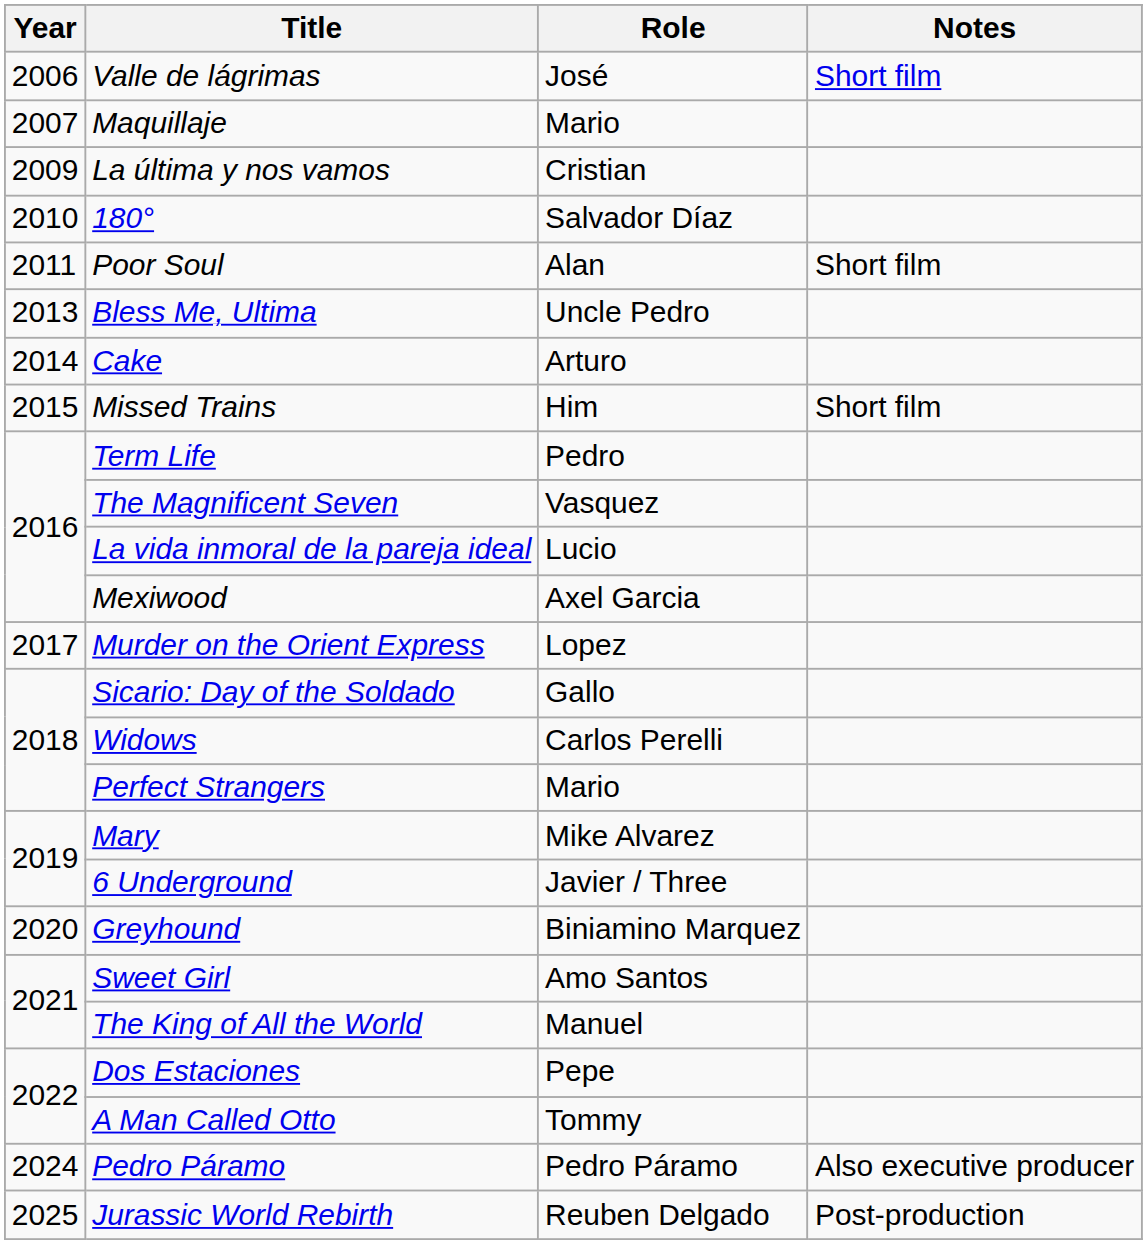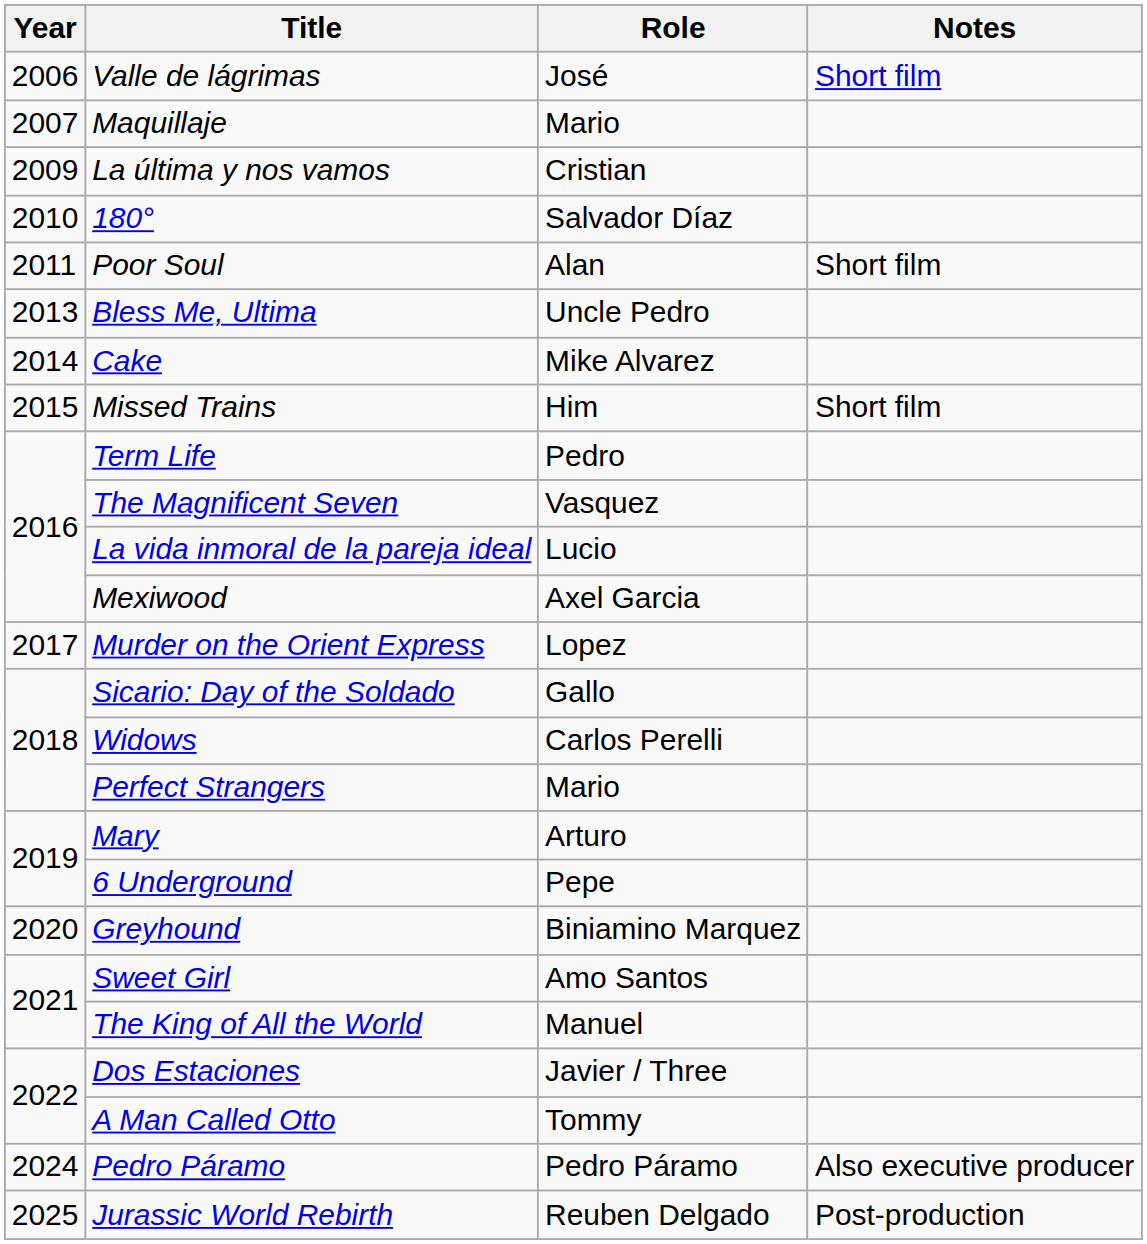(586, 360) Arturo -> (630, 360) Mike Alvarez
(630, 834) Mike Alvarez -> (586, 834) Arturo
(636, 882) Javier / Three -> (580, 882) Pepe
(580, 1072) Pepe -> (636, 1072) Javier / Three
